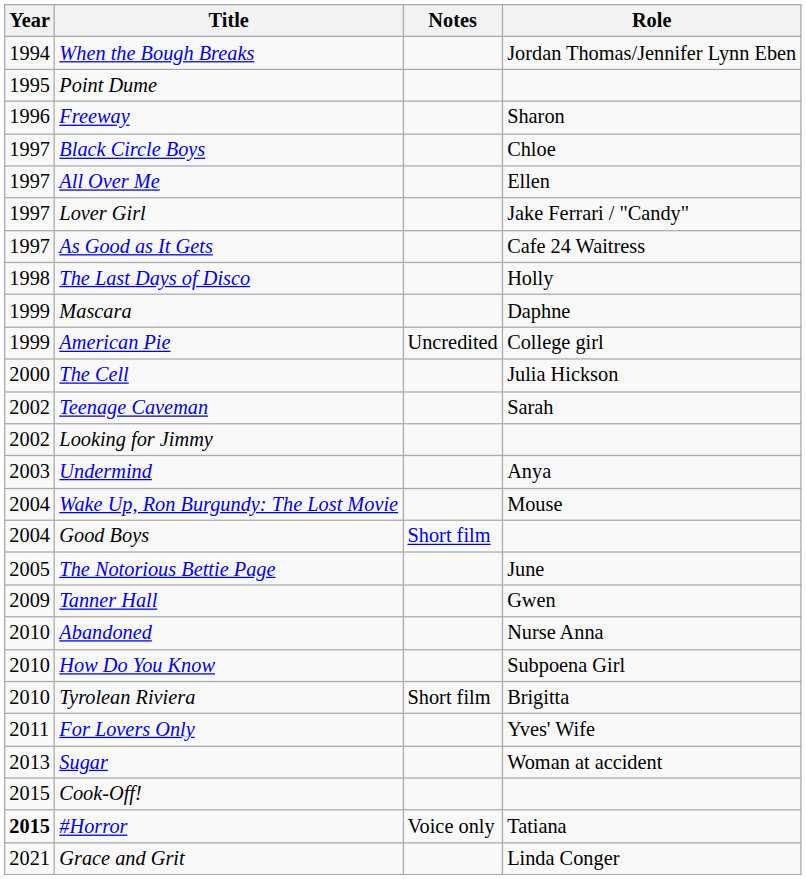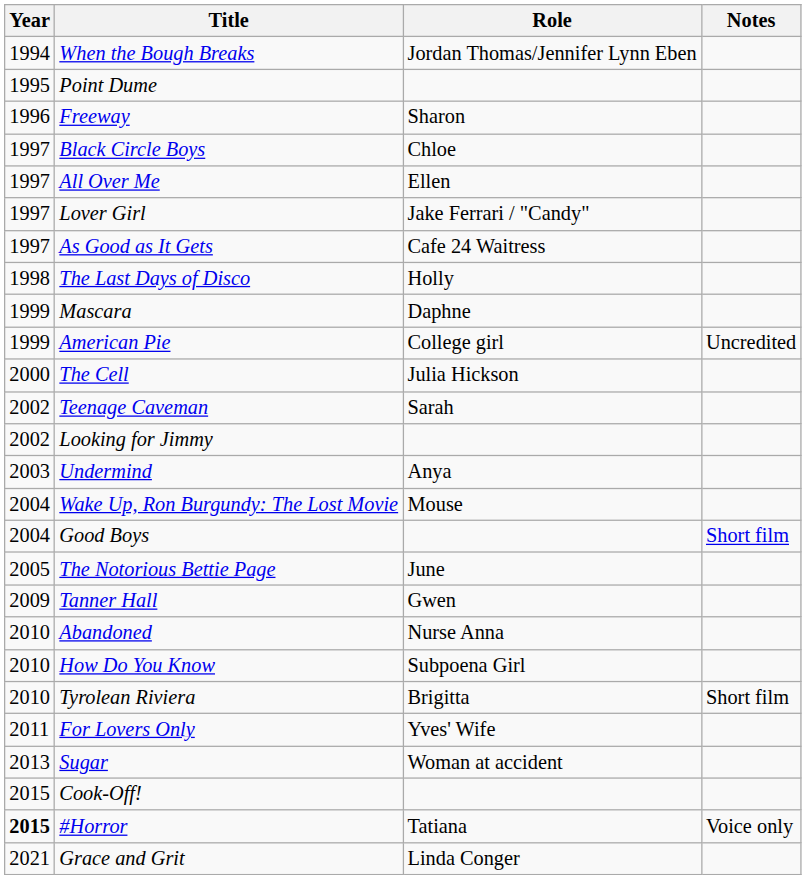columns swapped: (652, 20) <-> (453, 20)
